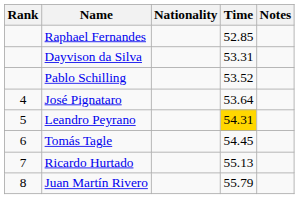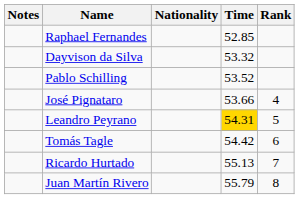columns swapped: (23, 15) <-> (275, 15)
(239, 57) 53.31 -> (239, 57) 53.32
(239, 99) 53.64 -> (239, 99) 53.66
(239, 141) 54.45 -> (239, 141) 54.42
